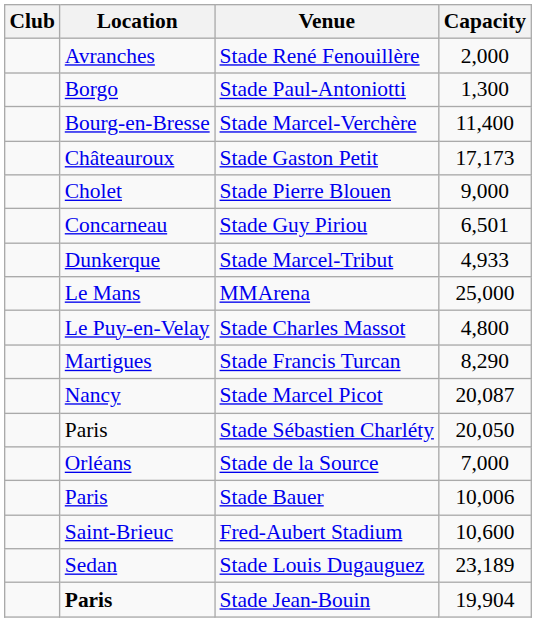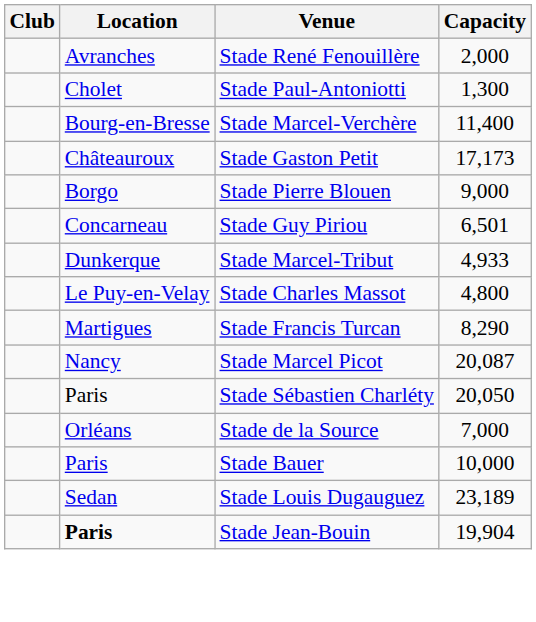(91, 89) Borgo -> (93, 89) Cholet
(93, 191) Cholet -> (91, 191) Borgo
- row: (265, 293)
(485, 497) 10,006 -> (485, 463) 10,000
- row: (311, 531)
